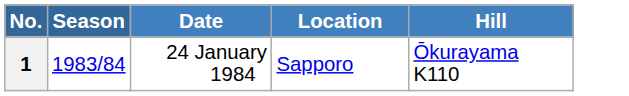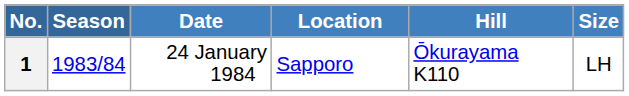+ column: (599, 20)
